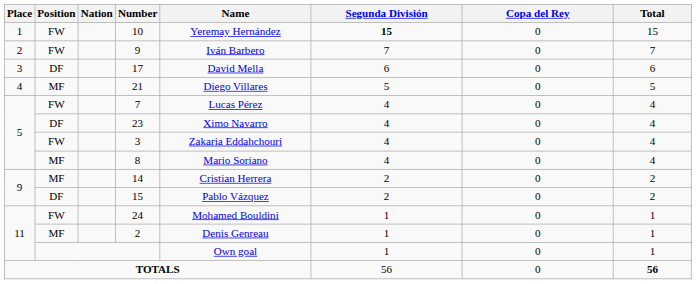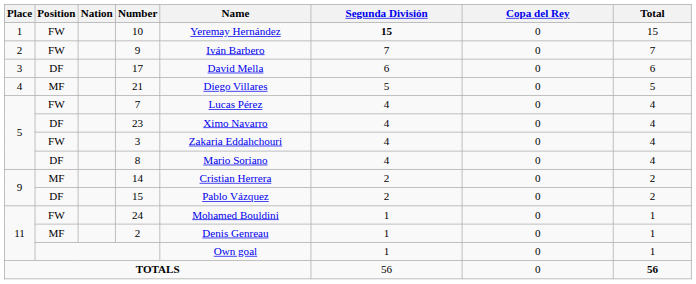(56, 160) MF -> (56, 160) DF
